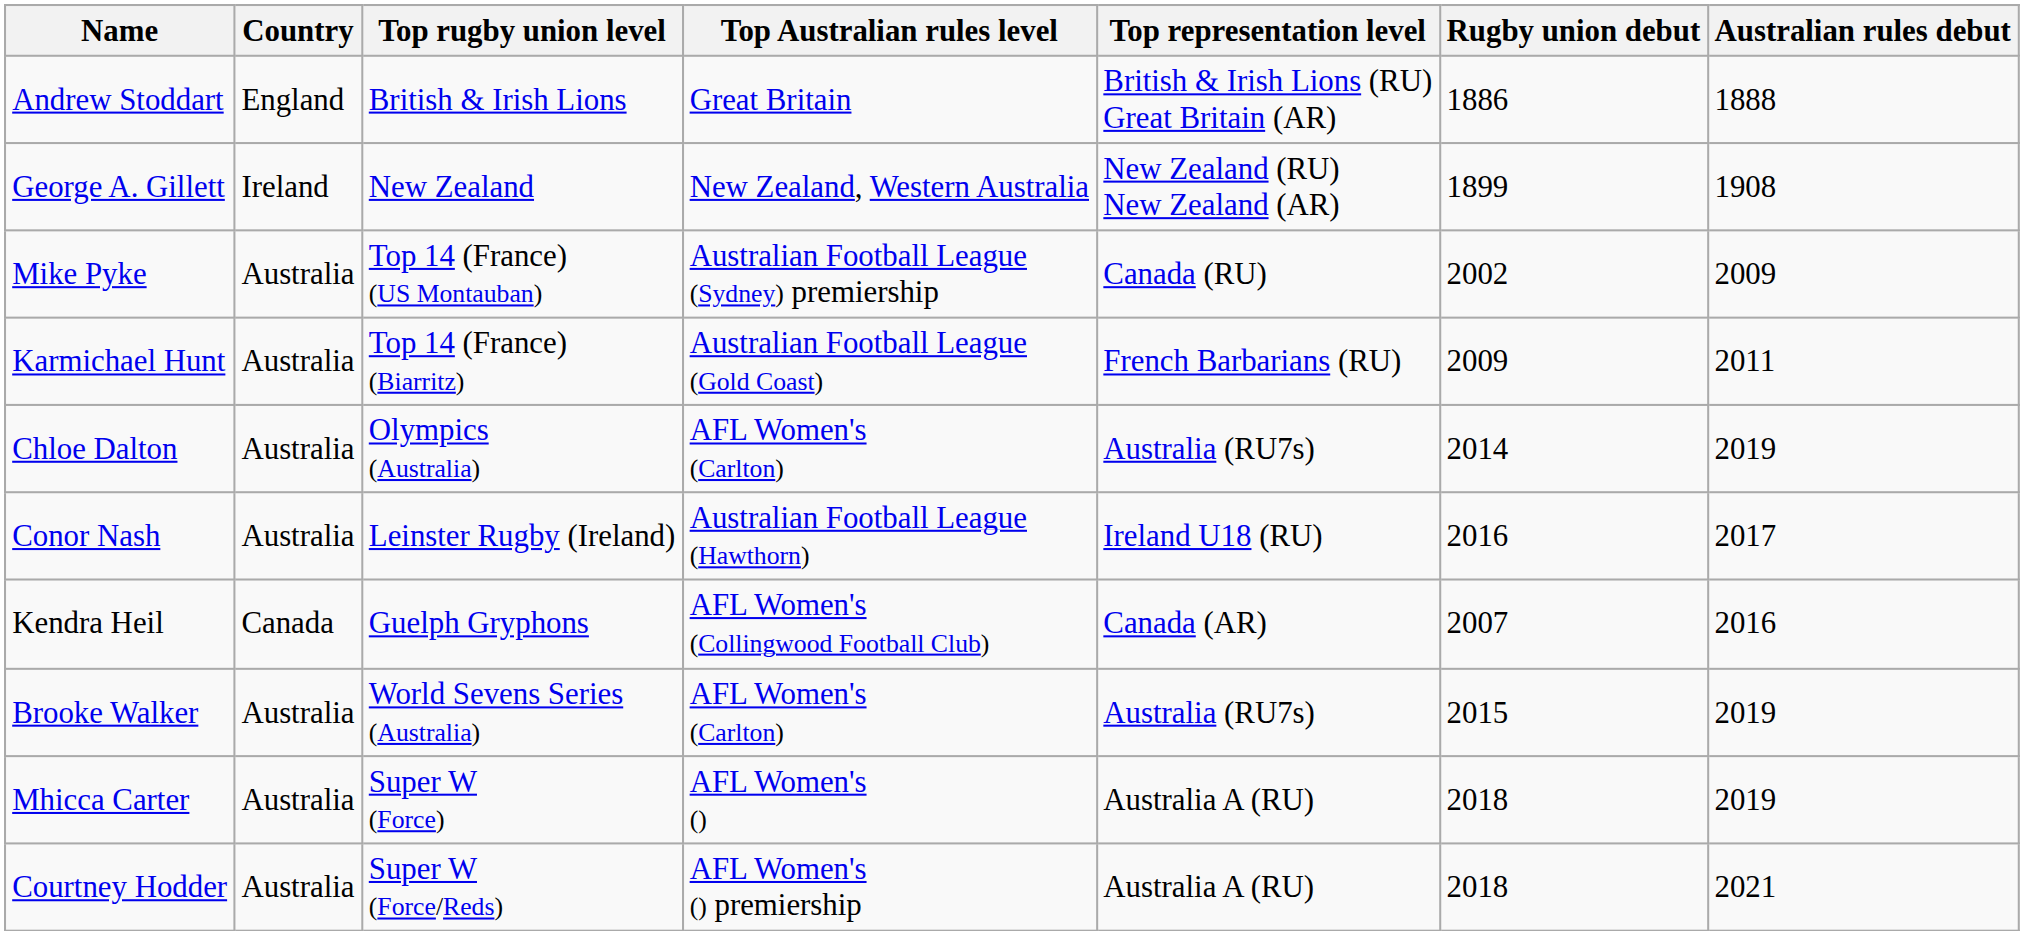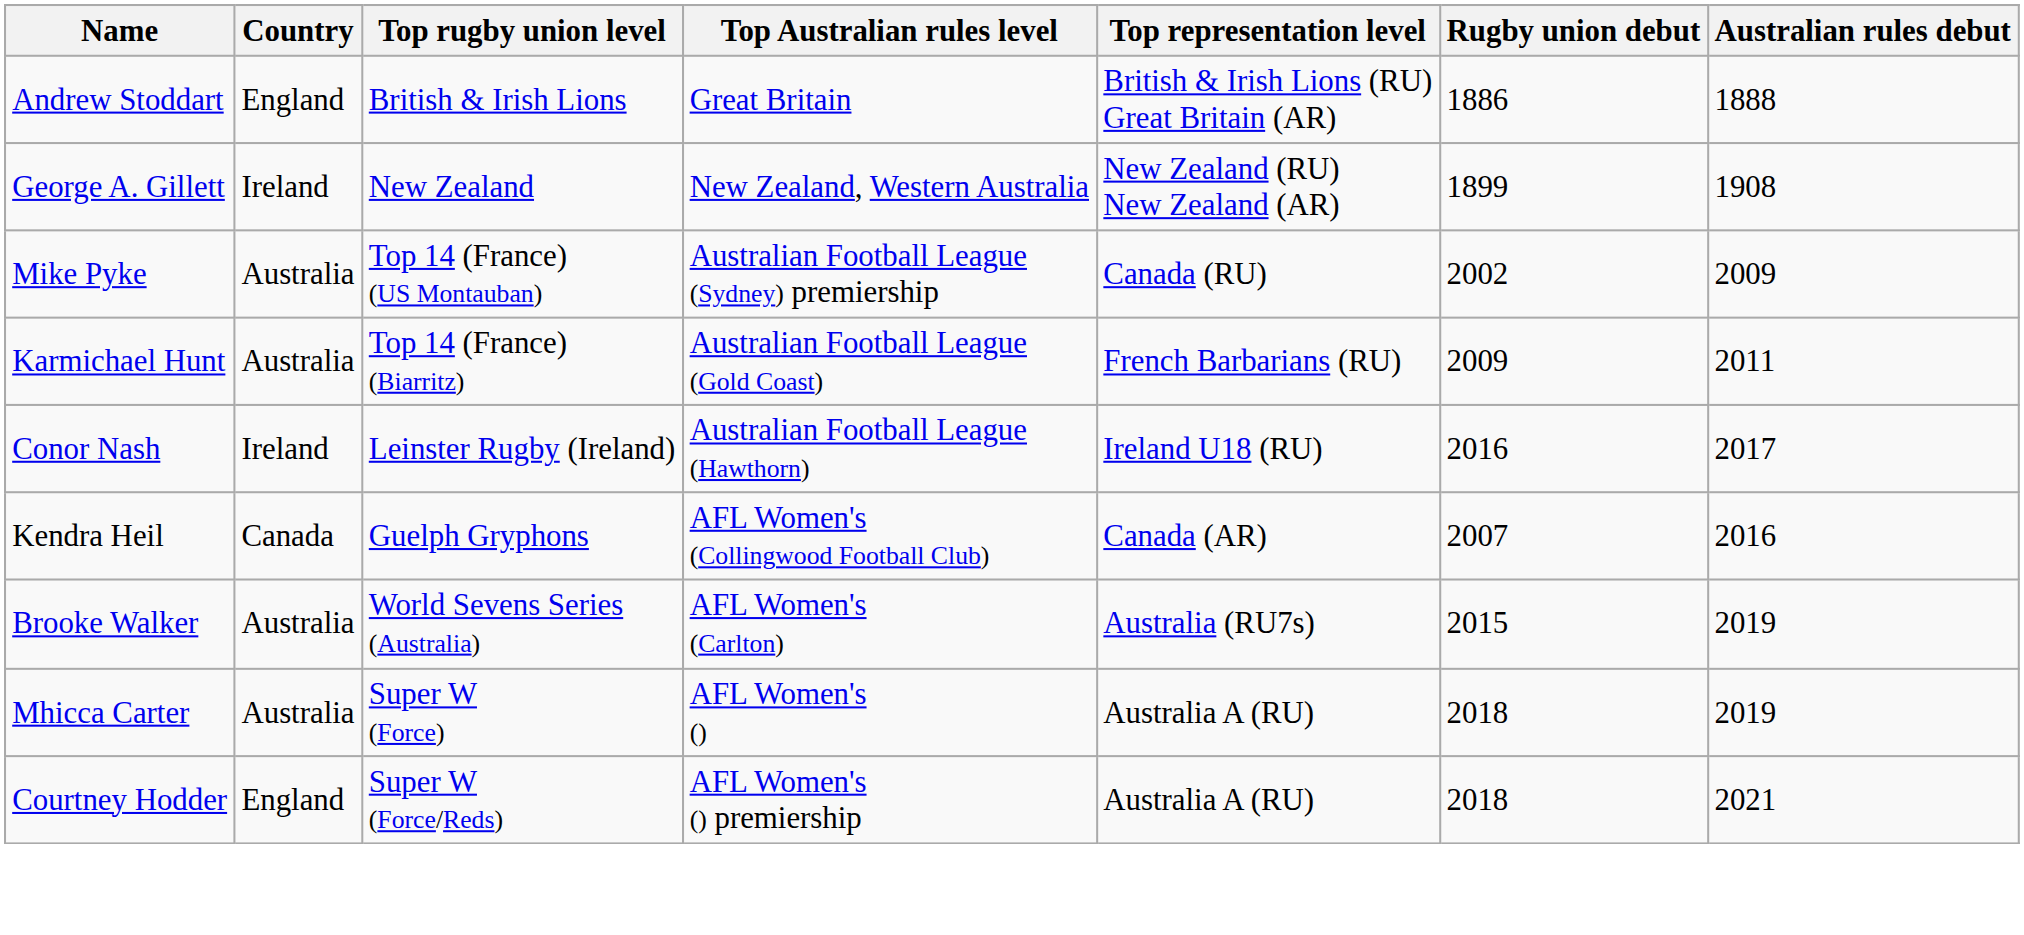- row: (95, 448)
(298, 536) Australia -> (285, 448) Ireland
(298, 886) Australia -> (293, 798) England
